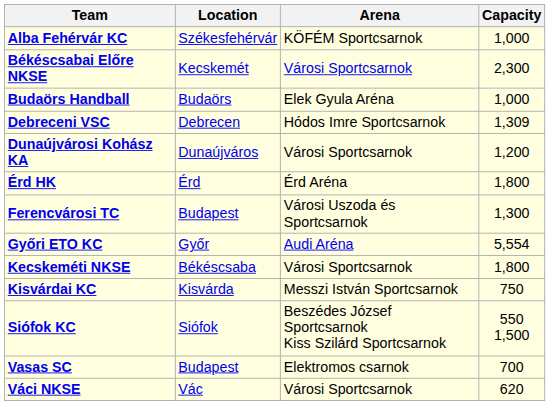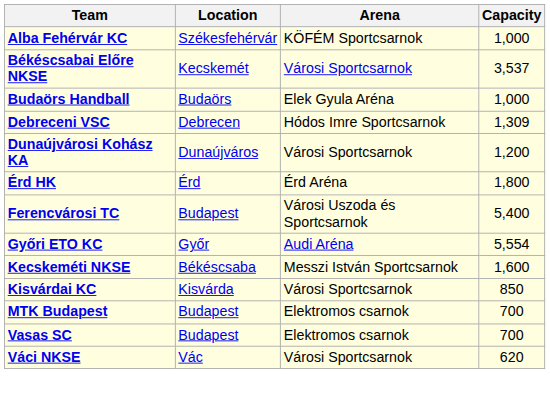(512, 68) 2,300 -> (512, 68) 3,537
(512, 213) 1,300 -> (512, 213) 5,400
(348, 267) Városi Sportcsarnok -> (371, 267) Messzi István Sportcsarnok
(512, 267) 1,800 -> (512, 267) 1,600
(371, 289) Messzi István Sportcsarnok -> (348, 289) Városi Sportcsarnok
(512, 289) 750 -> (512, 289) 850
+ row: (58, 312)
- row: (42, 328)
